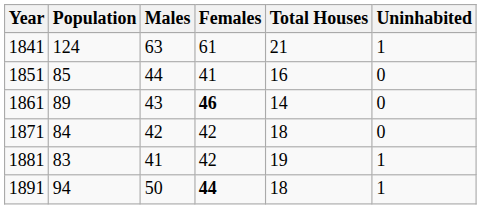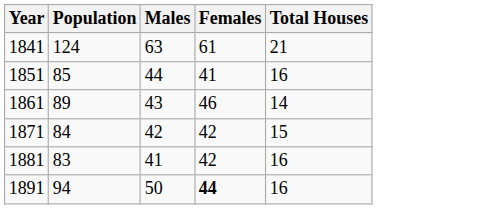- column: (424, 18)
(208, 103) bold -> (208, 103) normal
(279, 132) 18 -> (279, 132) 15
(279, 160) 19 -> (279, 160) 16
(279, 189) 18 -> (279, 189) 16
